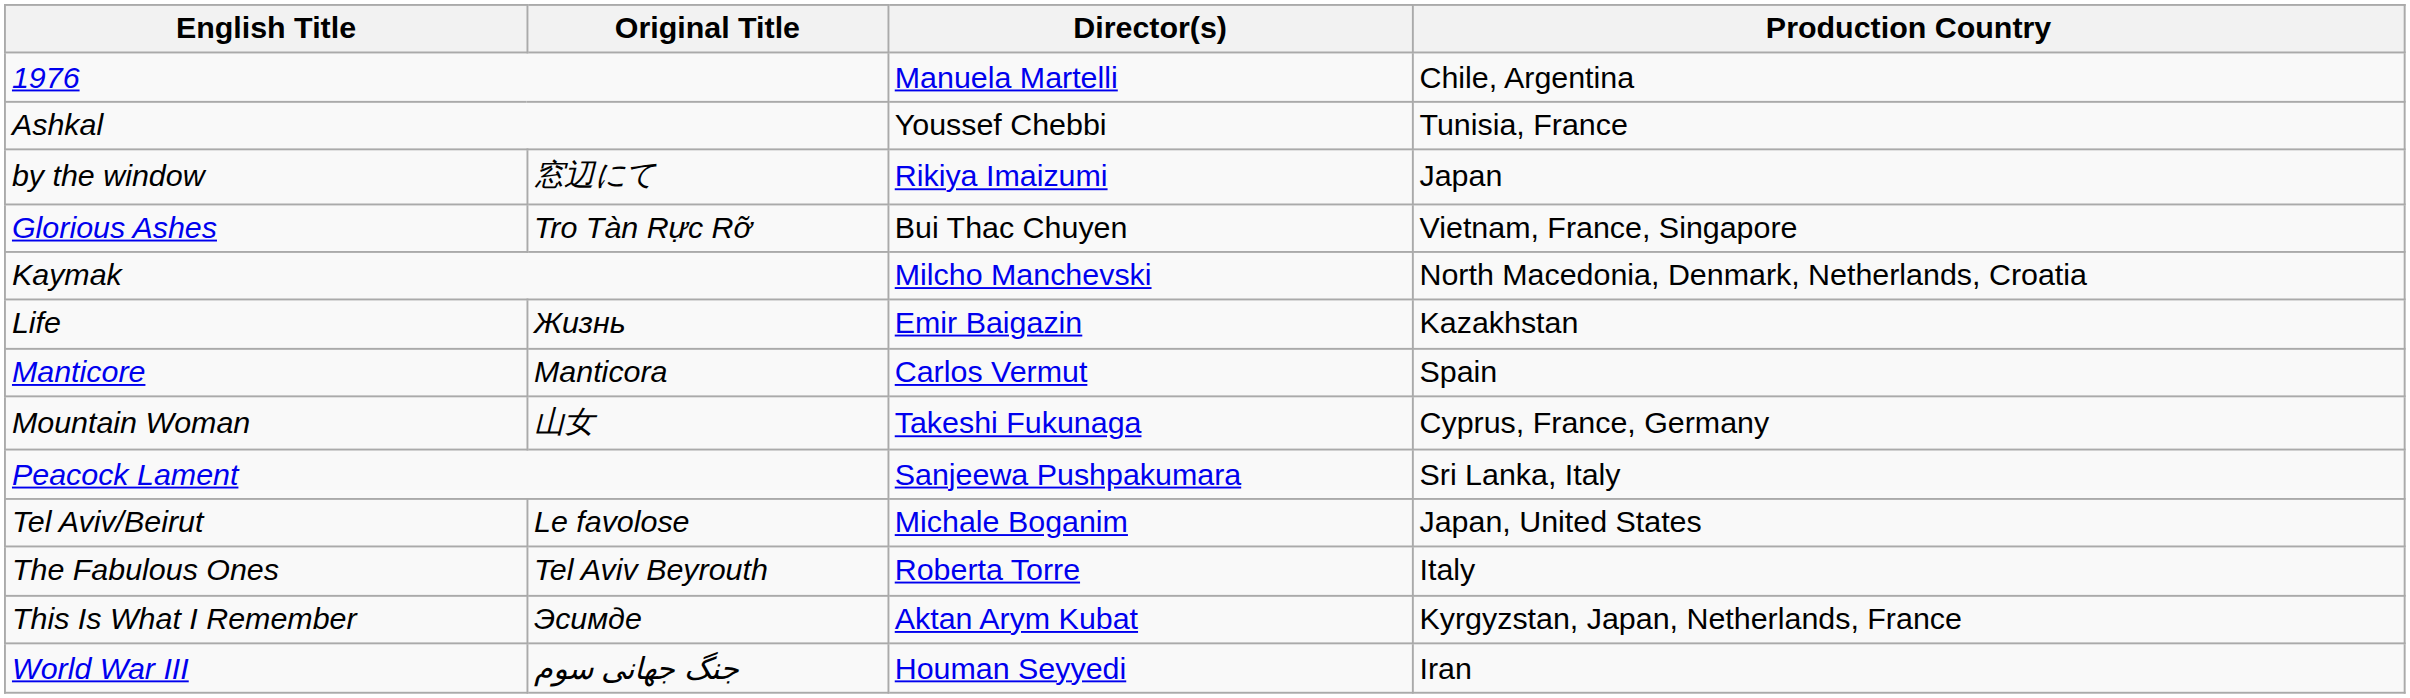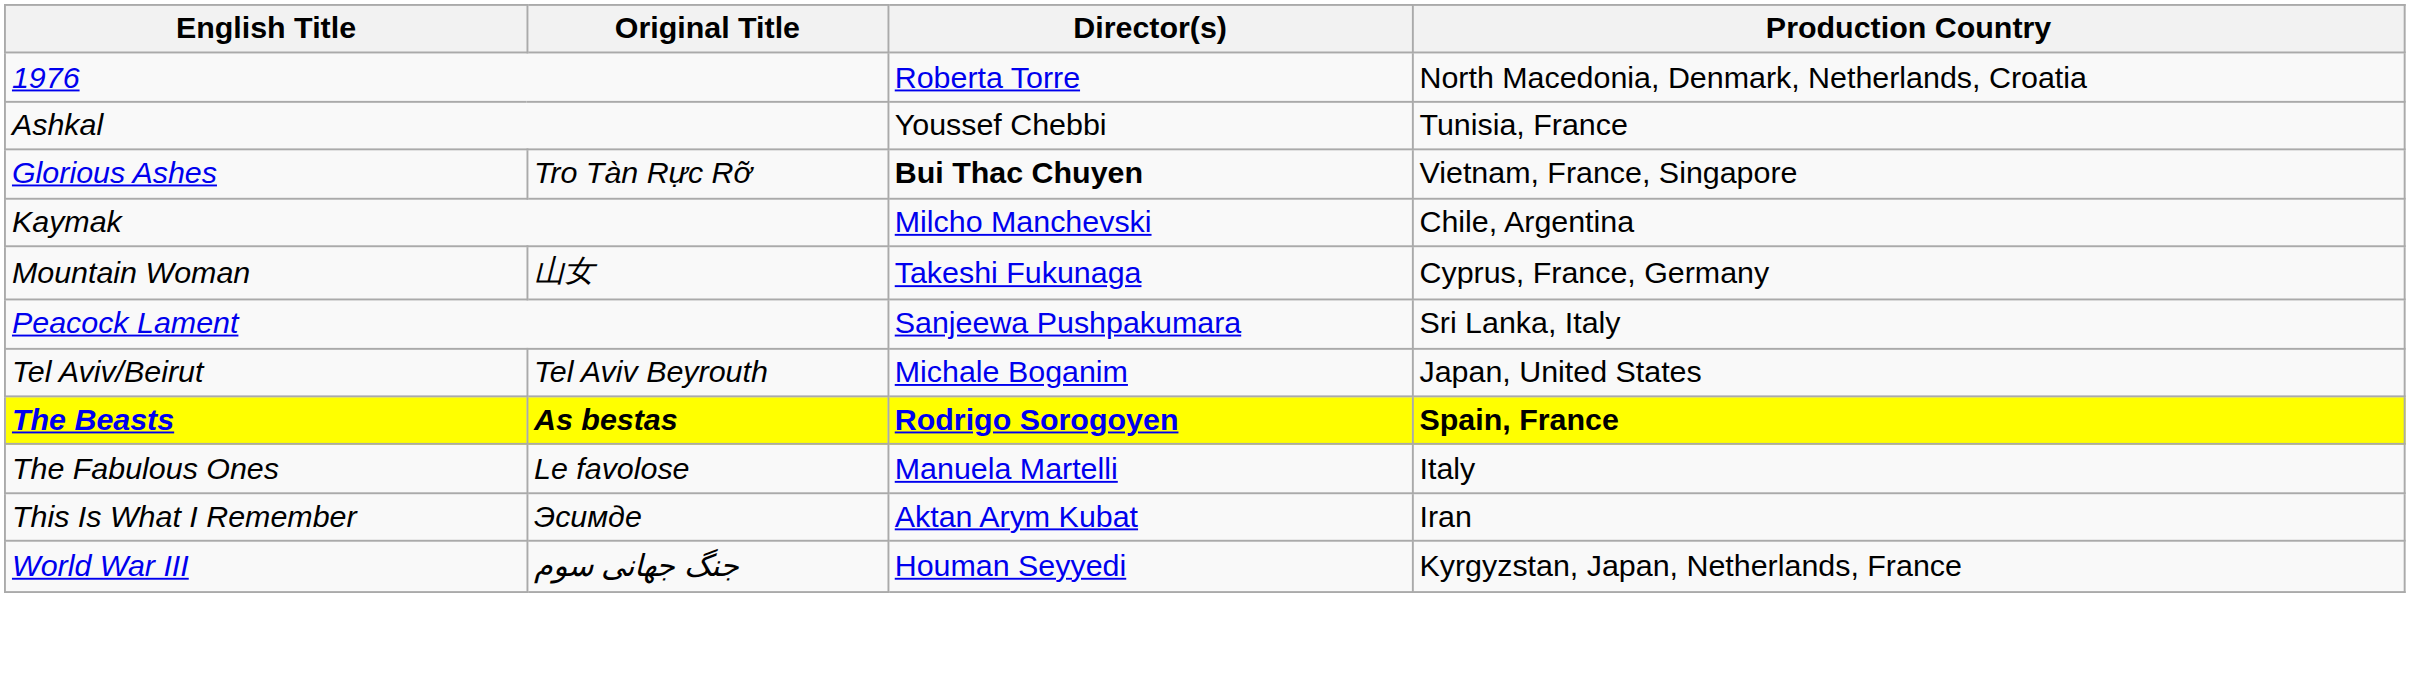(1006, 76) Manuela Martelli -> (987, 76) Roberta Torre
(1527, 76) Chile, Argentina -> (1753, 76) North Macedonia, Denmark, Netherlands, Croatia
- row: (108, 176)
(1011, 227) normal -> (1019, 173) bold
(1753, 275) North Macedonia, Denmark, Netherlands, Croatia -> (1527, 221) Chile, Argentina
- row: (36, 323)
- row: (79, 371)
(612, 522) Le favolose -> (651, 371) Tel Aviv Beyrouth
+ row: (93, 420)
(651, 570) Tel Aviv Beyrouth -> (612, 468) Le favolose
(987, 570) Roberta Torre -> (1006, 468) Manuela Martelli
(1691, 618) Kyrgyzstan, Japan, Netherlands, France -> (1446, 516) Iran
(1446, 667) Iran -> (1691, 565) Kyrgyzstan, Japan, Netherlands, France
